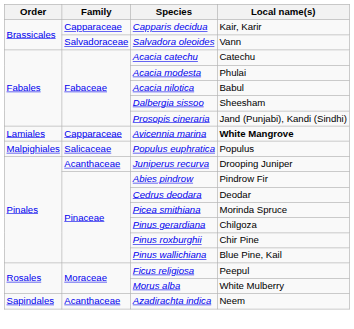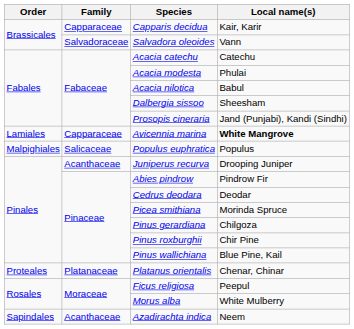+ row: (172, 270)
